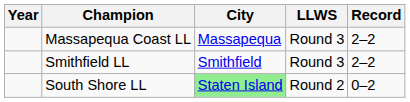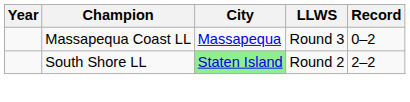(363, 39) 2–2 -> (363, 39) 0–2
- row: (87, 62)
(363, 85) 0–2 -> (363, 62) 2–2
